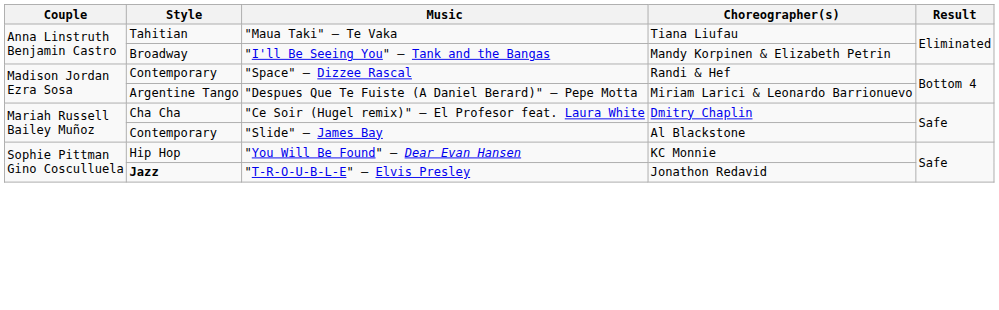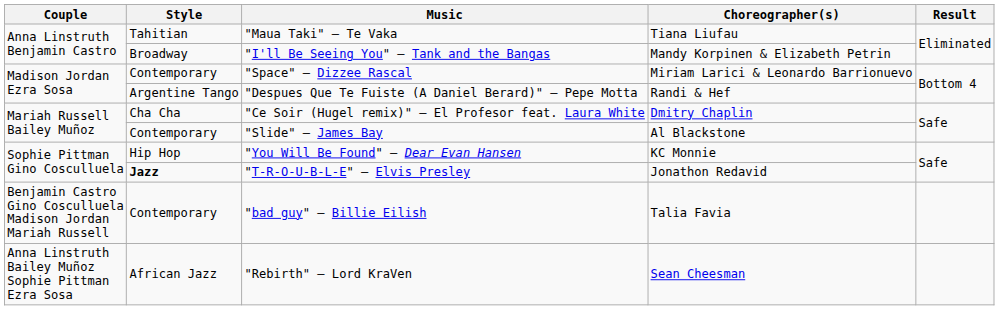(691, 73) Randi & Hef -> (782, 73) Miriam Larici & Leonardo Barrionuevo
(782, 93) Miriam Larici & Leonardo Barrionuevo -> (691, 93) Randi & Hef
+ row: (336, 213)
+ row: (328, 274)
